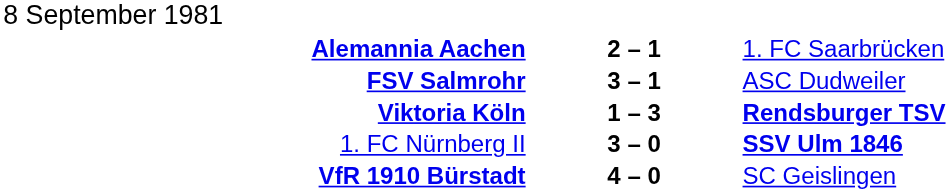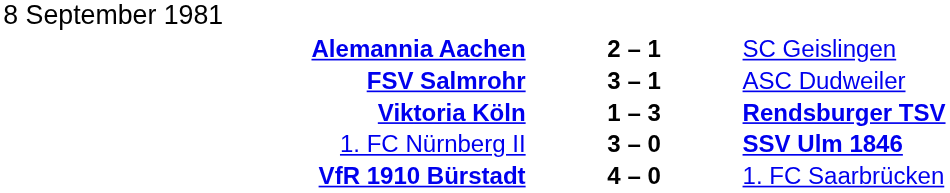(843, 49) 1. FC Saarbrücken -> (819, 49) SC Geislingen
(819, 176) SC Geislingen -> (843, 176) 1. FC Saarbrücken
